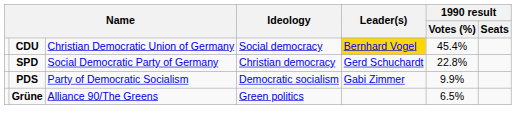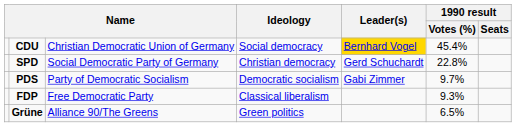(452, 79) 9.9% -> (452, 79) 9.7%
+ row: (27, 96)
